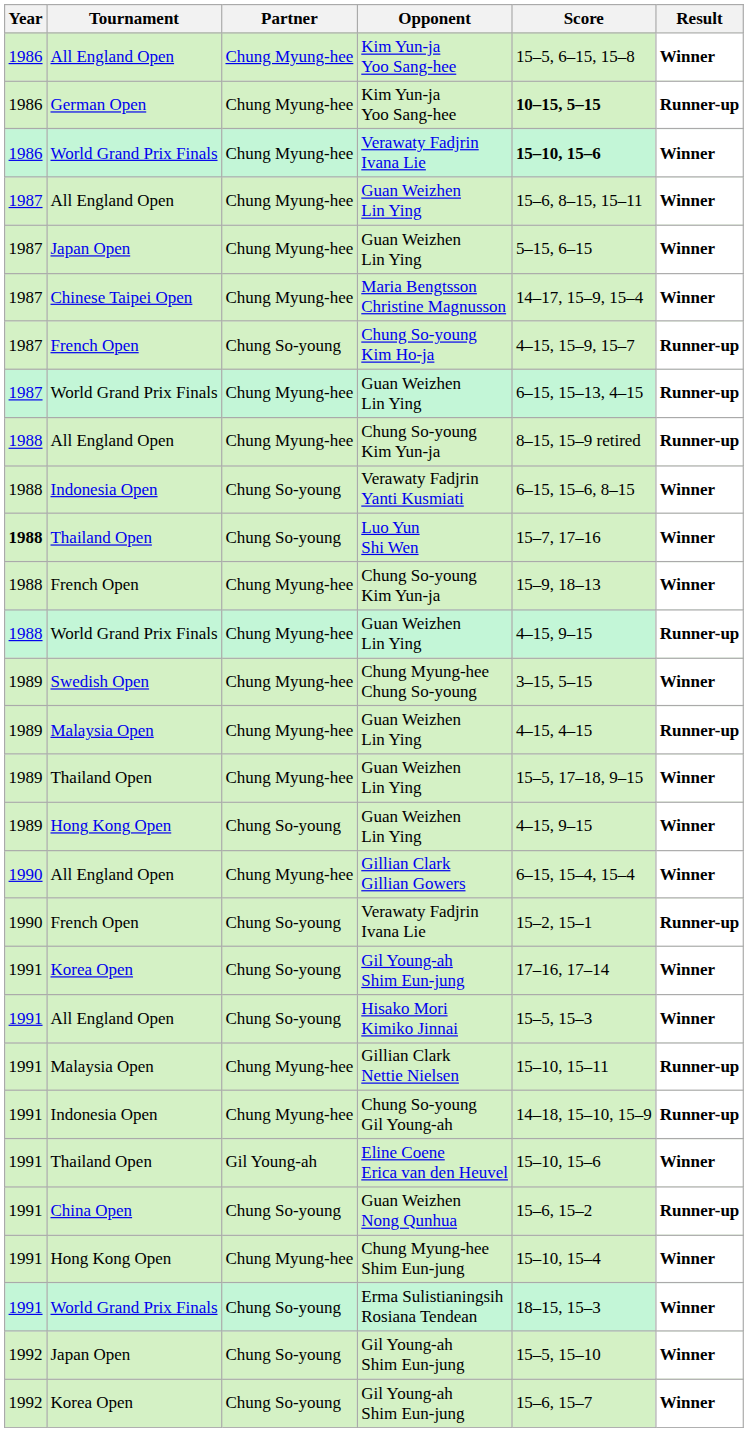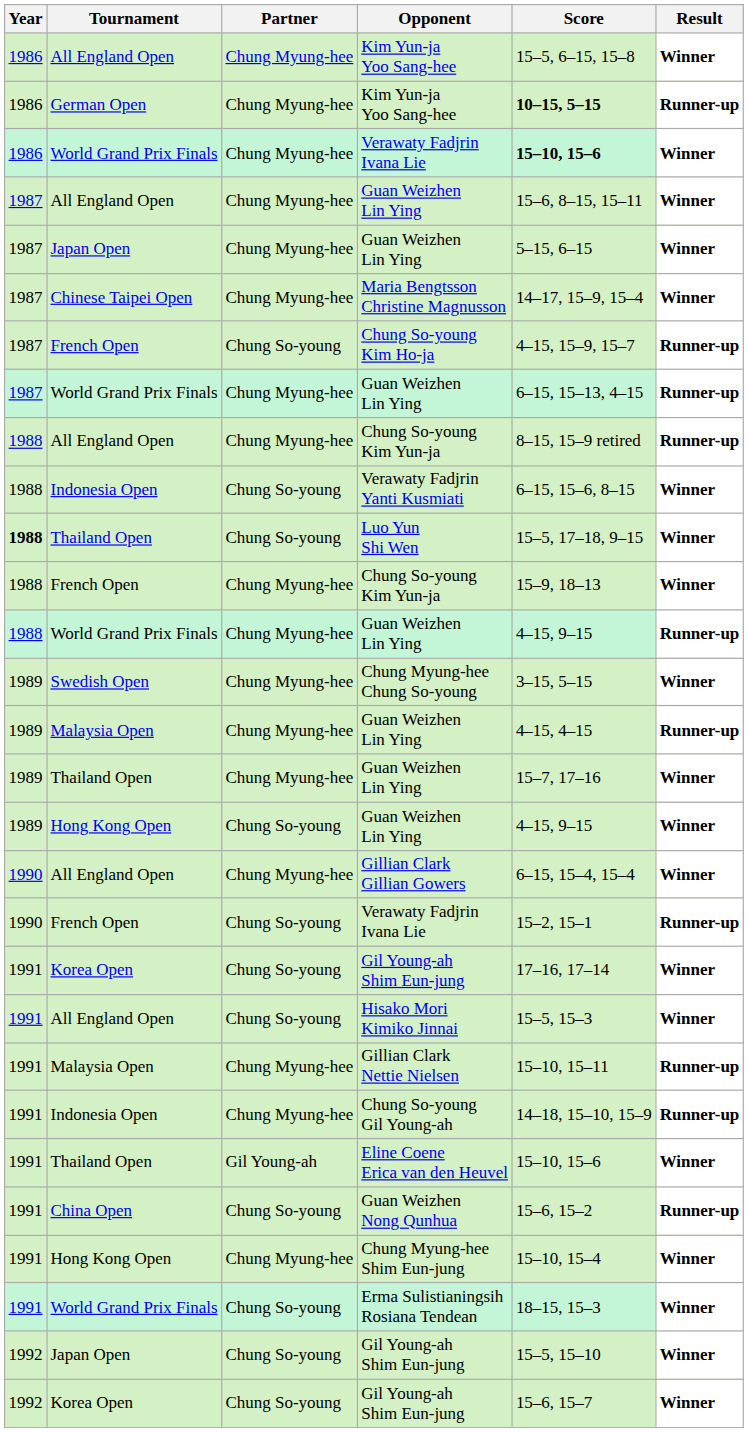(558, 537) 15–7, 17–16 -> (580, 537) 15–5, 17–18, 9–15
(580, 778) 15–5, 17–18, 9–15 -> (558, 778) 15–7, 17–16
